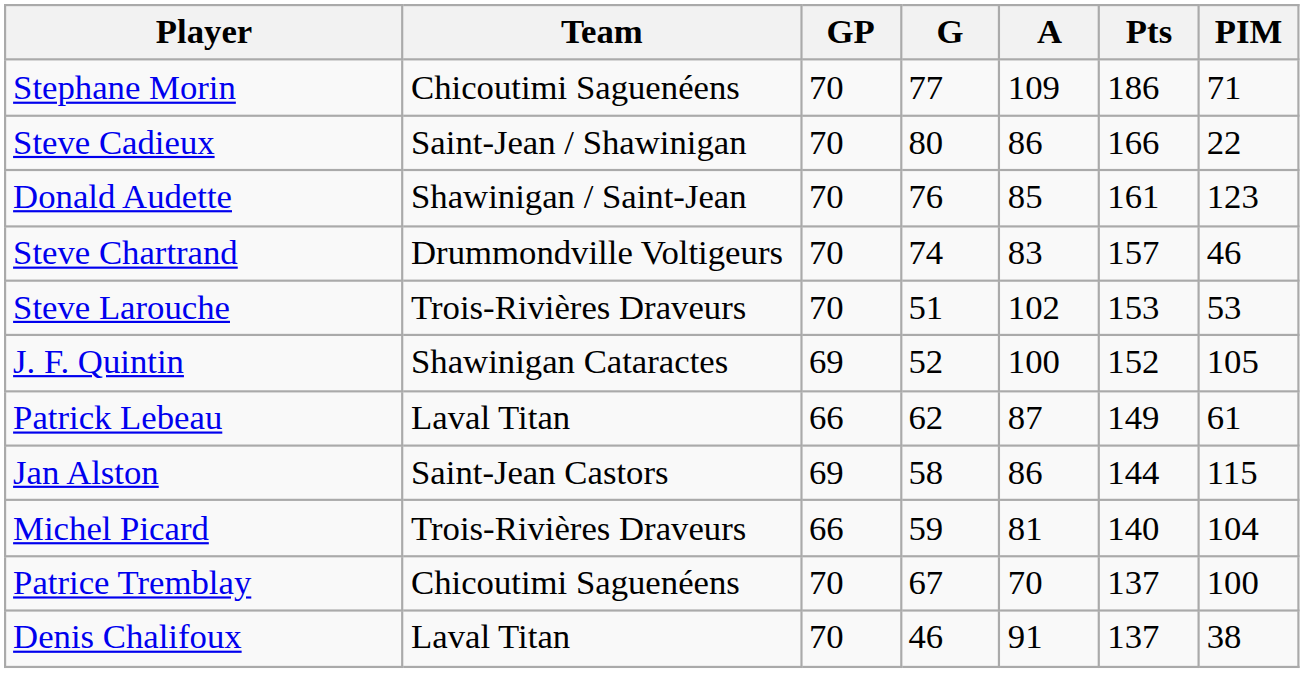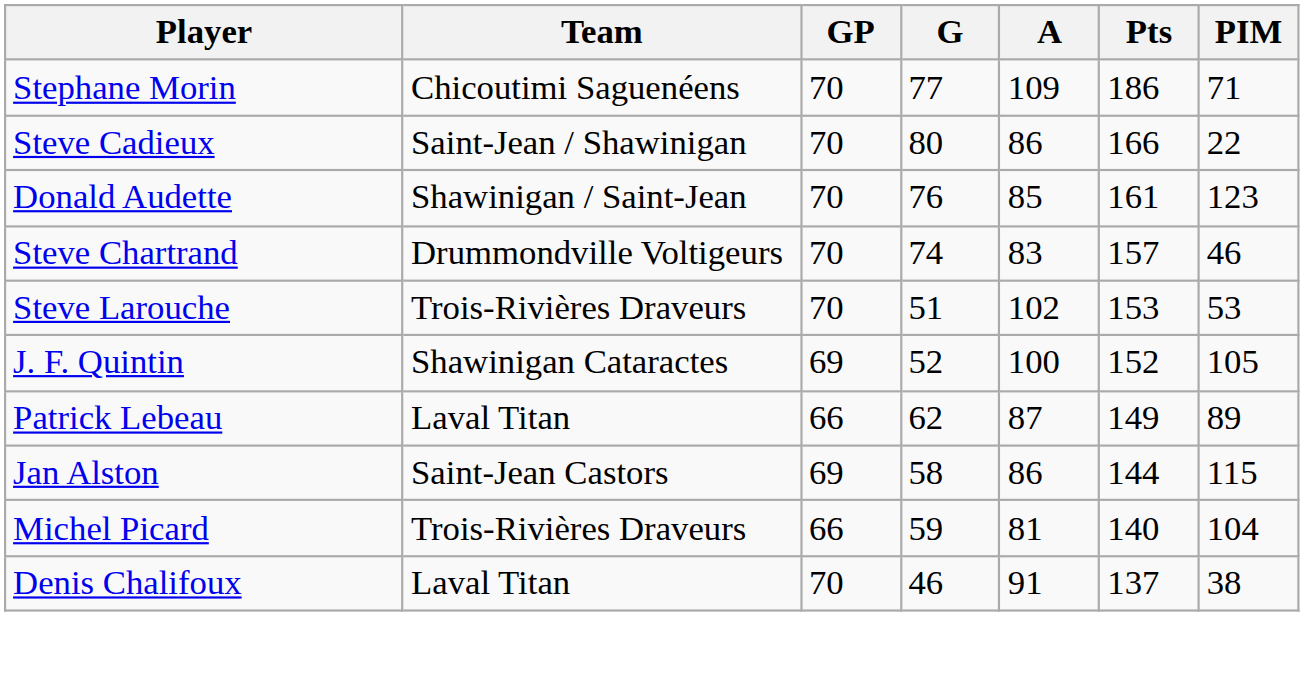(1224, 417) 61 -> (1224, 417) 89
- row: (132, 582)
